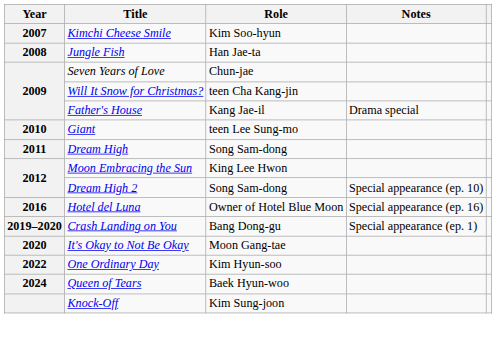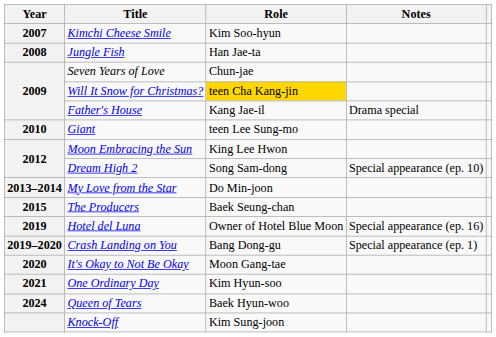(253, 91) no background -> (253, 91) gold background
- row: (98, 149)
+ row: (122, 187)
+ row: (103, 206)
(35, 206) 2016 -> (35, 226) 2019
(35, 264) 2022 -> (35, 284) 2021
